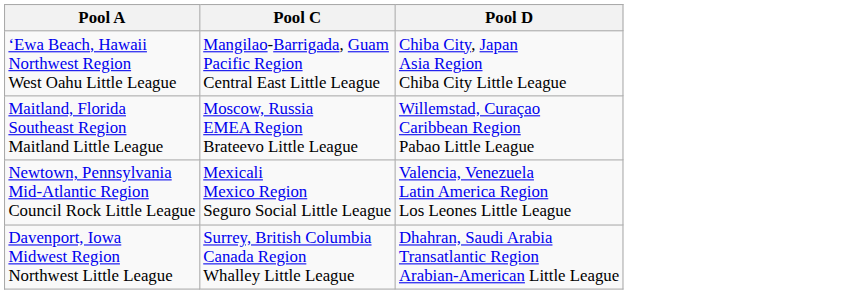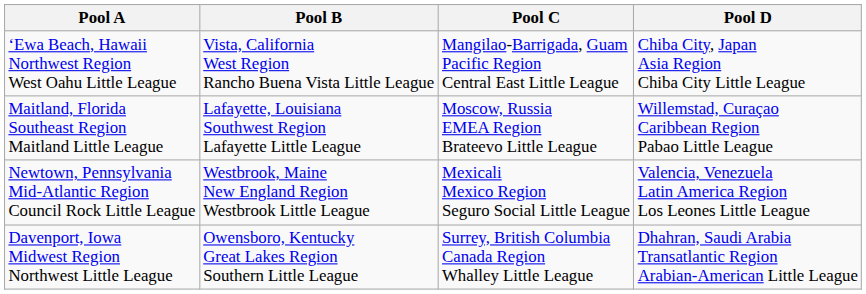+ column: (319, 17)
